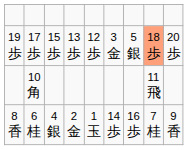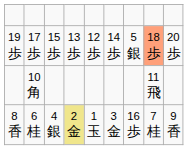(114, 45) 3 金 -> (114, 45) 14 歩
(74, 124) no background -> (74, 124) khaki background
(114, 124) 14 歩 -> (114, 124) 3 金
